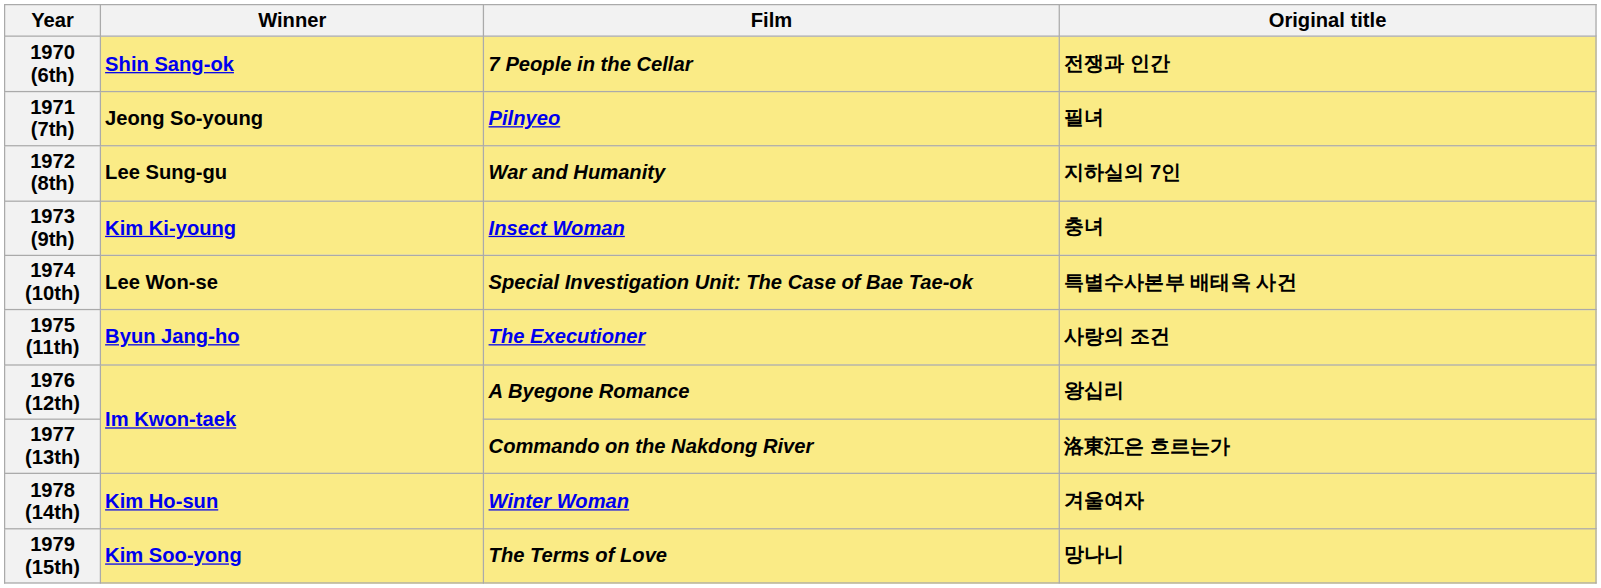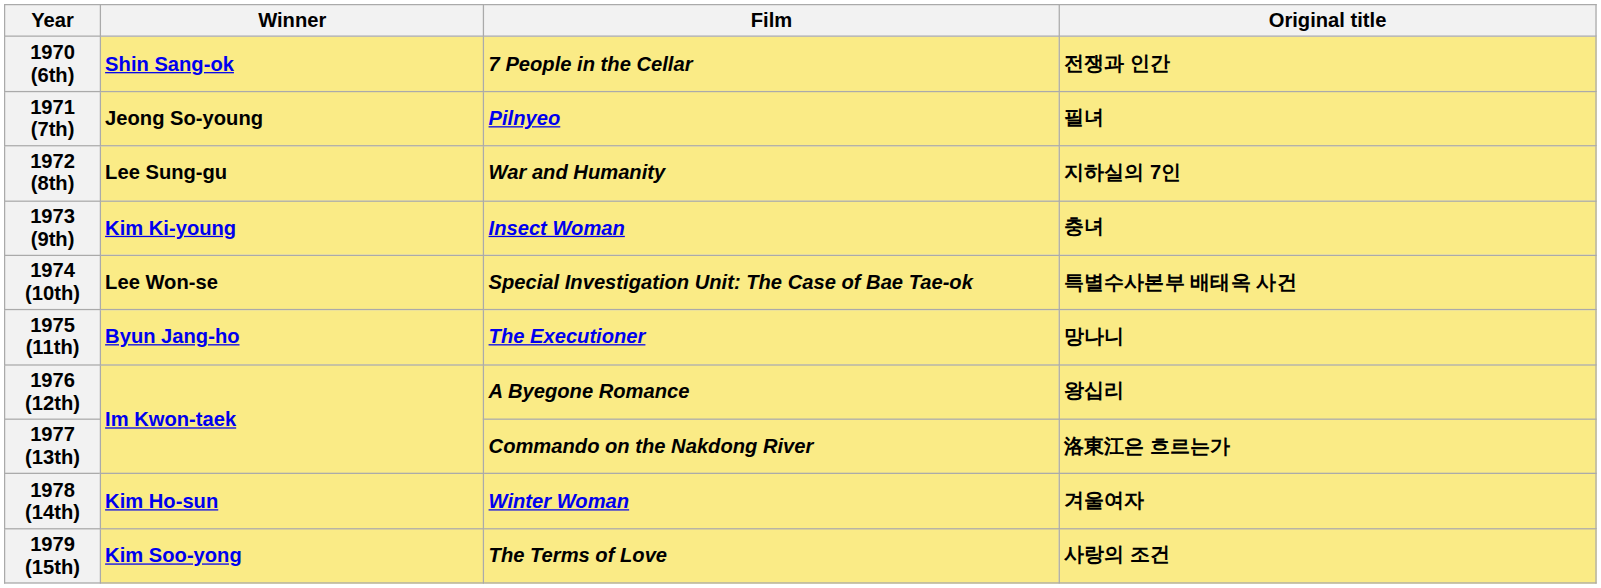(1117, 336) 사랑의 조건 -> (1094, 336) 망나니
(1094, 555) 망나니 -> (1117, 555) 사랑의 조건
